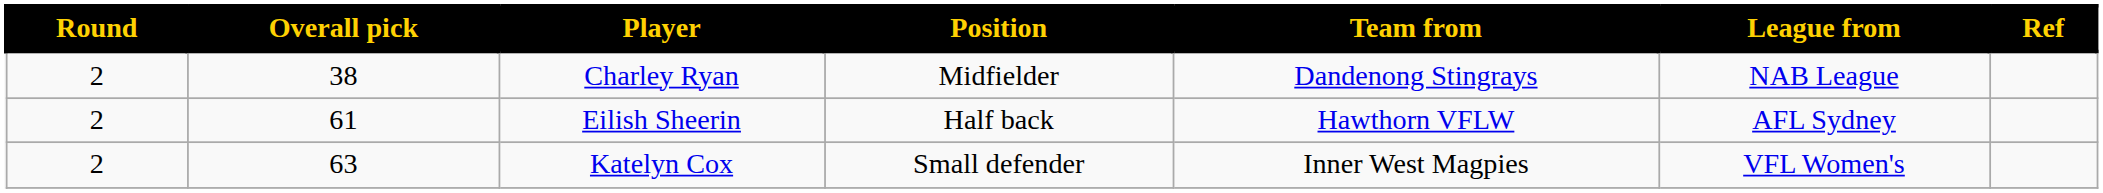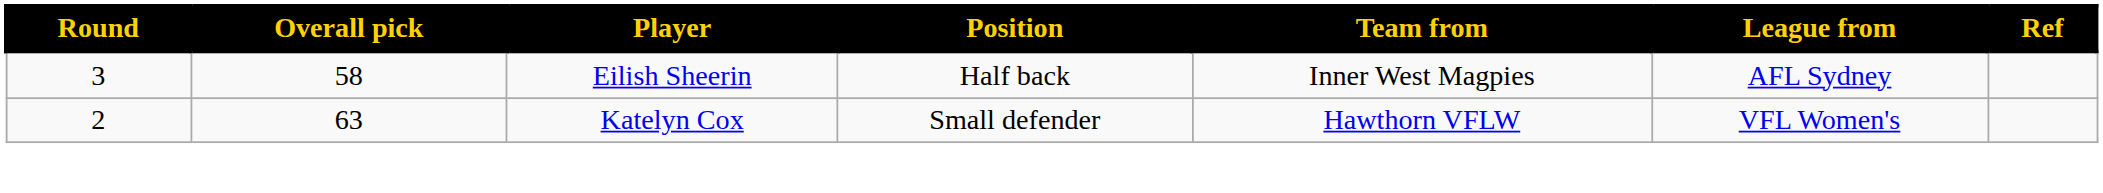- row: (662, 75)
(97, 119) 2 -> (98, 75) 3
(343, 119) 61 -> (349, 75) 58
(1416, 119) Hawthorn VFLW -> (1422, 75) Inner West Magpies
(1416, 164) Inner West Magpies -> (1422, 119) Hawthorn VFLW
